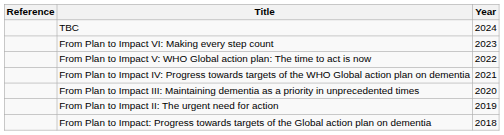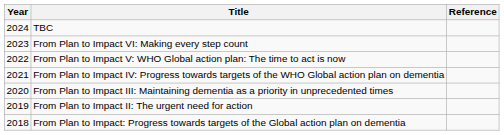columns swapped: (486, 12) <-> (31, 12)
